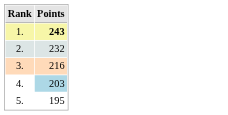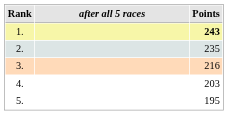+ column: (112, 13)
(57, 49) 232 -> (212, 49) 235
(57, 83) lightblue background -> (212, 83) no background
